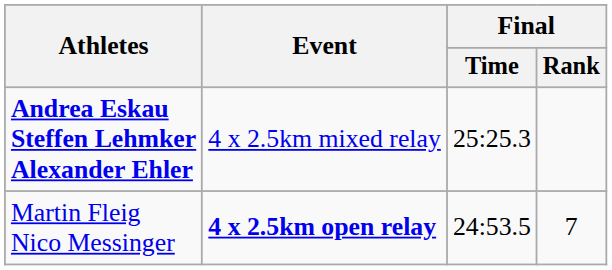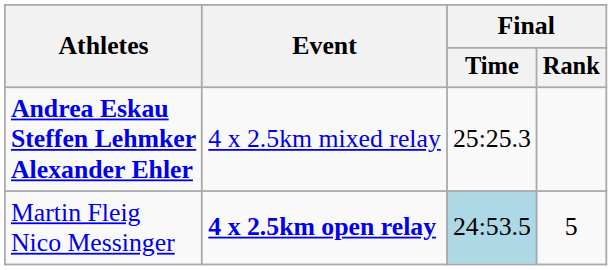(492, 227) no background -> (492, 227) lightblue background
(571, 227) 7 -> (571, 227) 5
